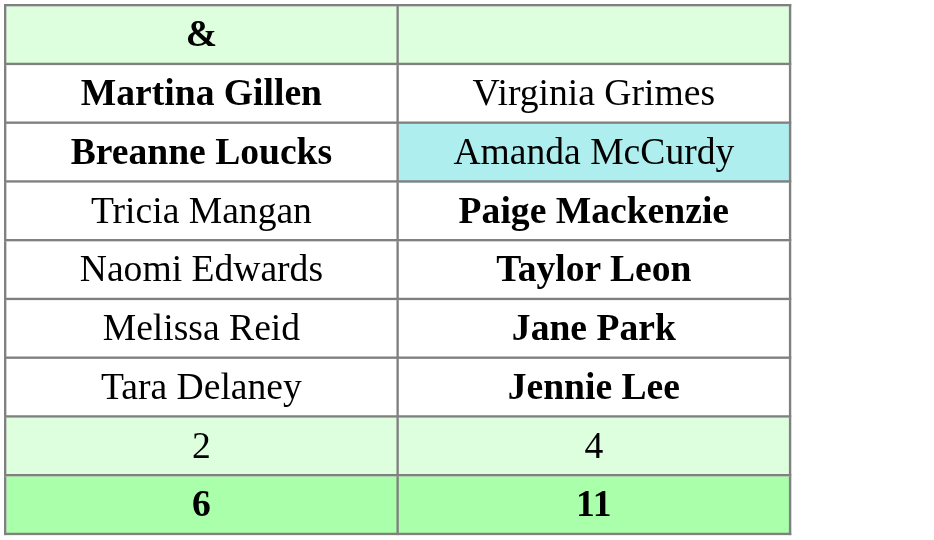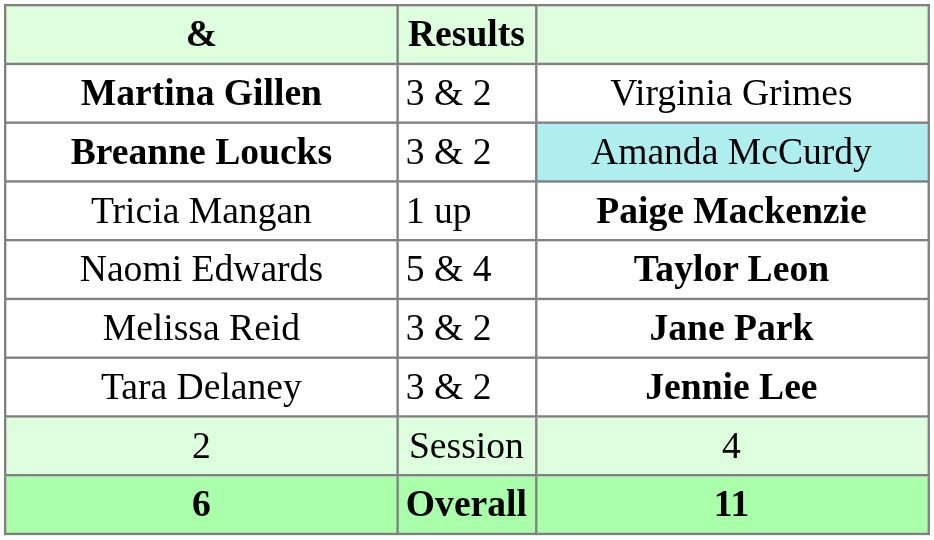+ column: (466, 33)
